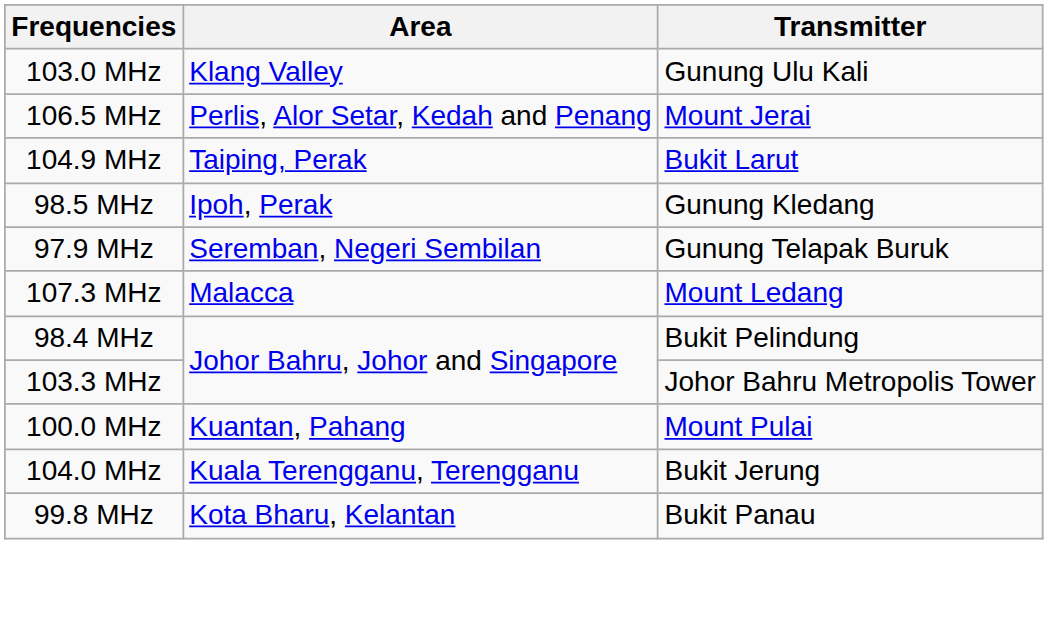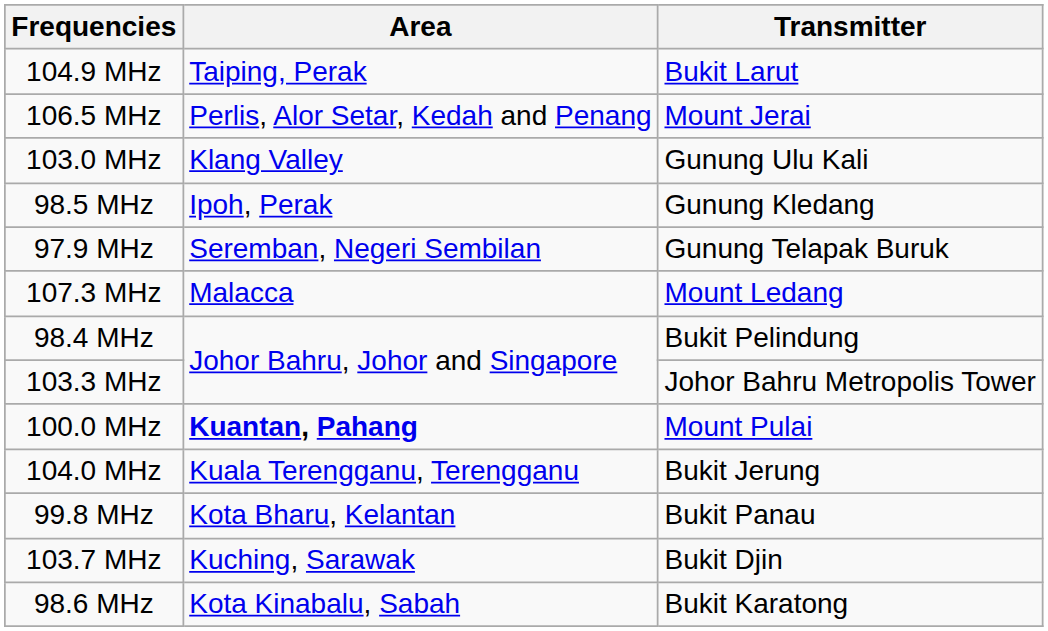rows swapped: (94, 71) <-> (94, 159)
(297, 426) normal -> (304, 426) bold
+ row: (94, 559)
+ row: (94, 603)
